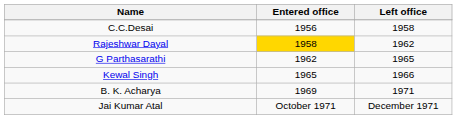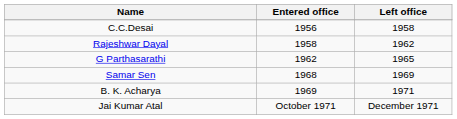(306, 43) gold background -> (306, 43) no background
- row: (131, 75)
+ row: (131, 75)
